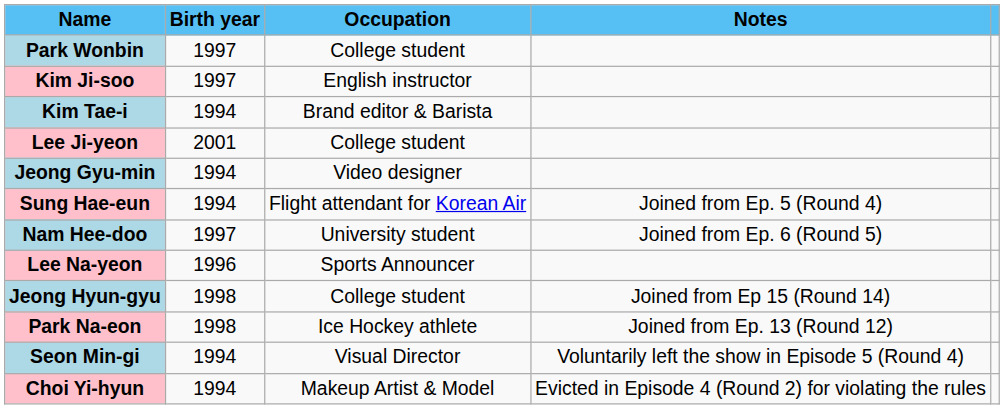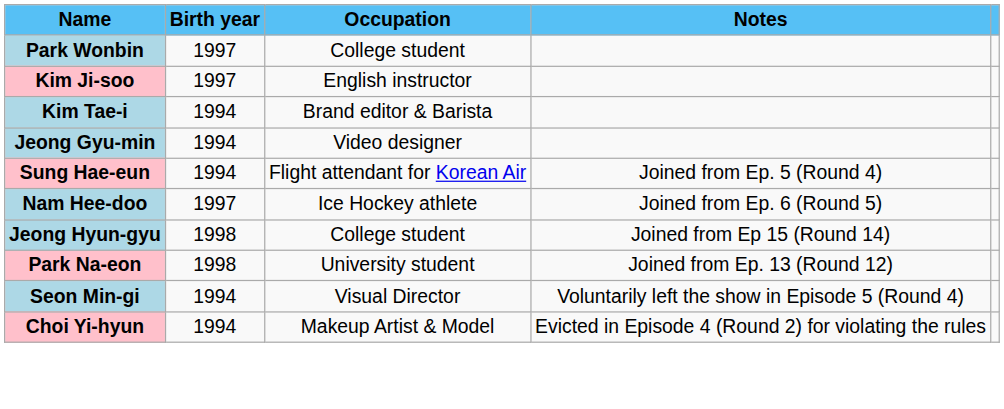- row: (85, 142)
(398, 234) University student -> (398, 204) Ice Hockey athlete
- row: (85, 265)
(398, 326) Ice Hockey athlete -> (398, 265) University student
